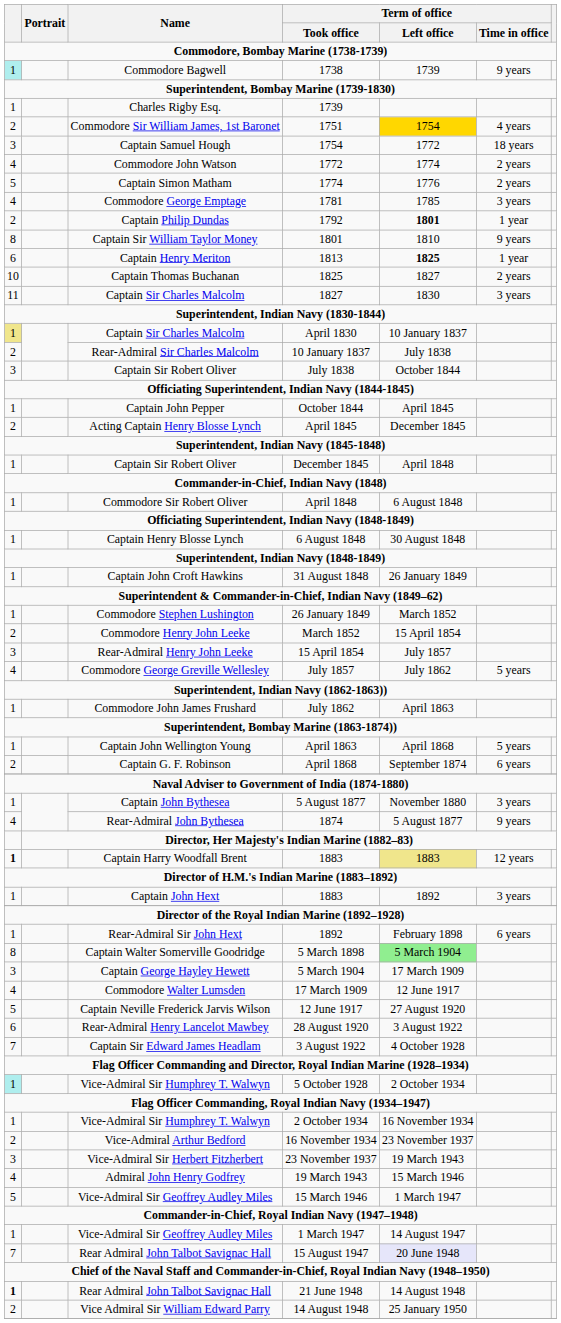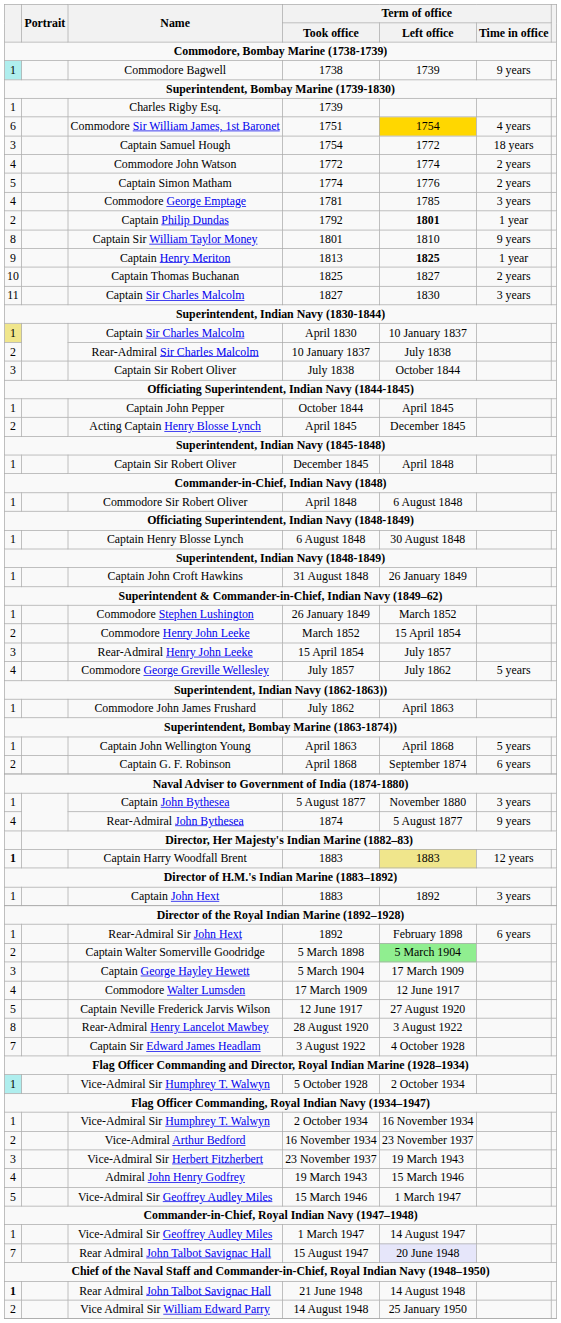(13, 126) 2 -> (13, 126) 6
(13, 257) 6 -> (13, 257) 9
(13, 952) 8 -> (13, 952) 2
(13, 1027) 6 -> (13, 1027) 8
